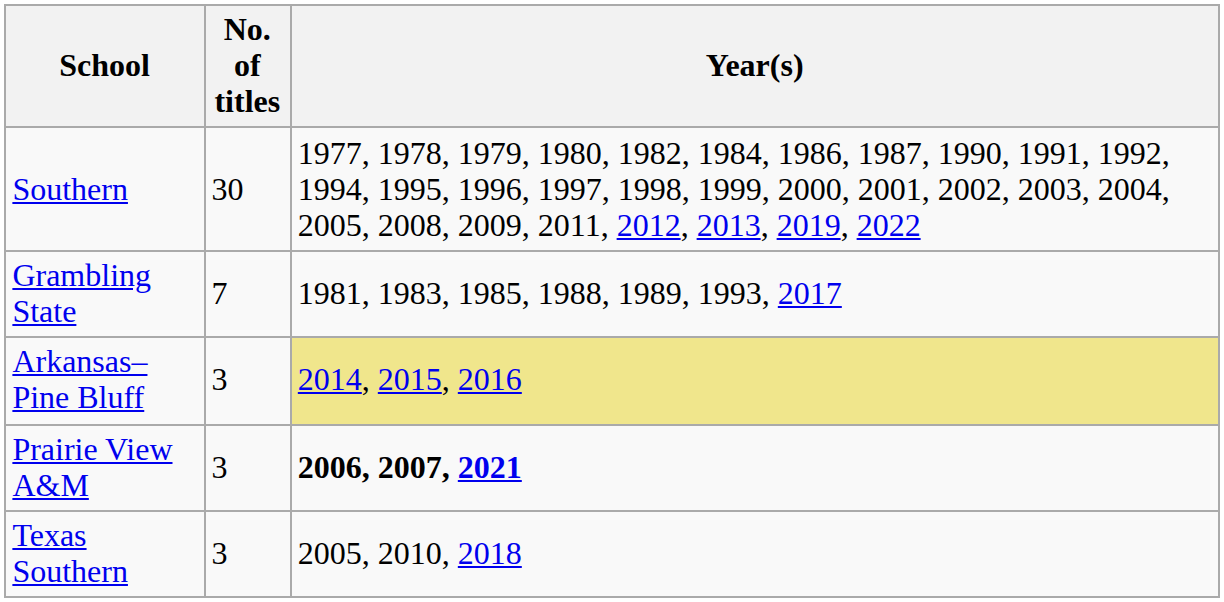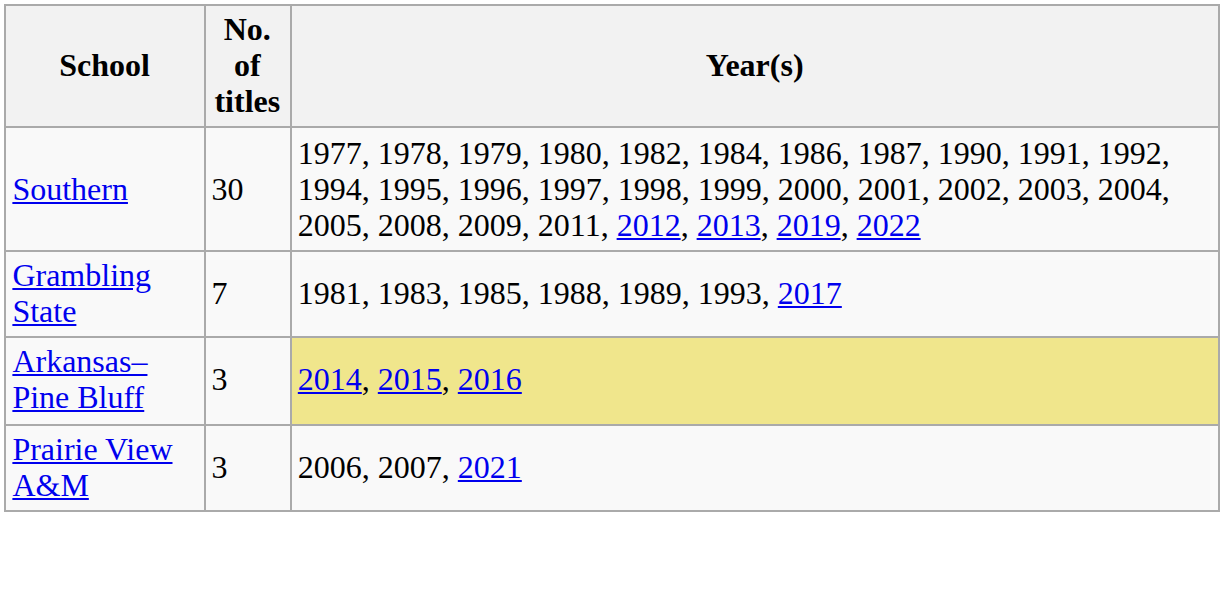(410, 466) bold -> (410, 466) normal
- row: (70, 553)
